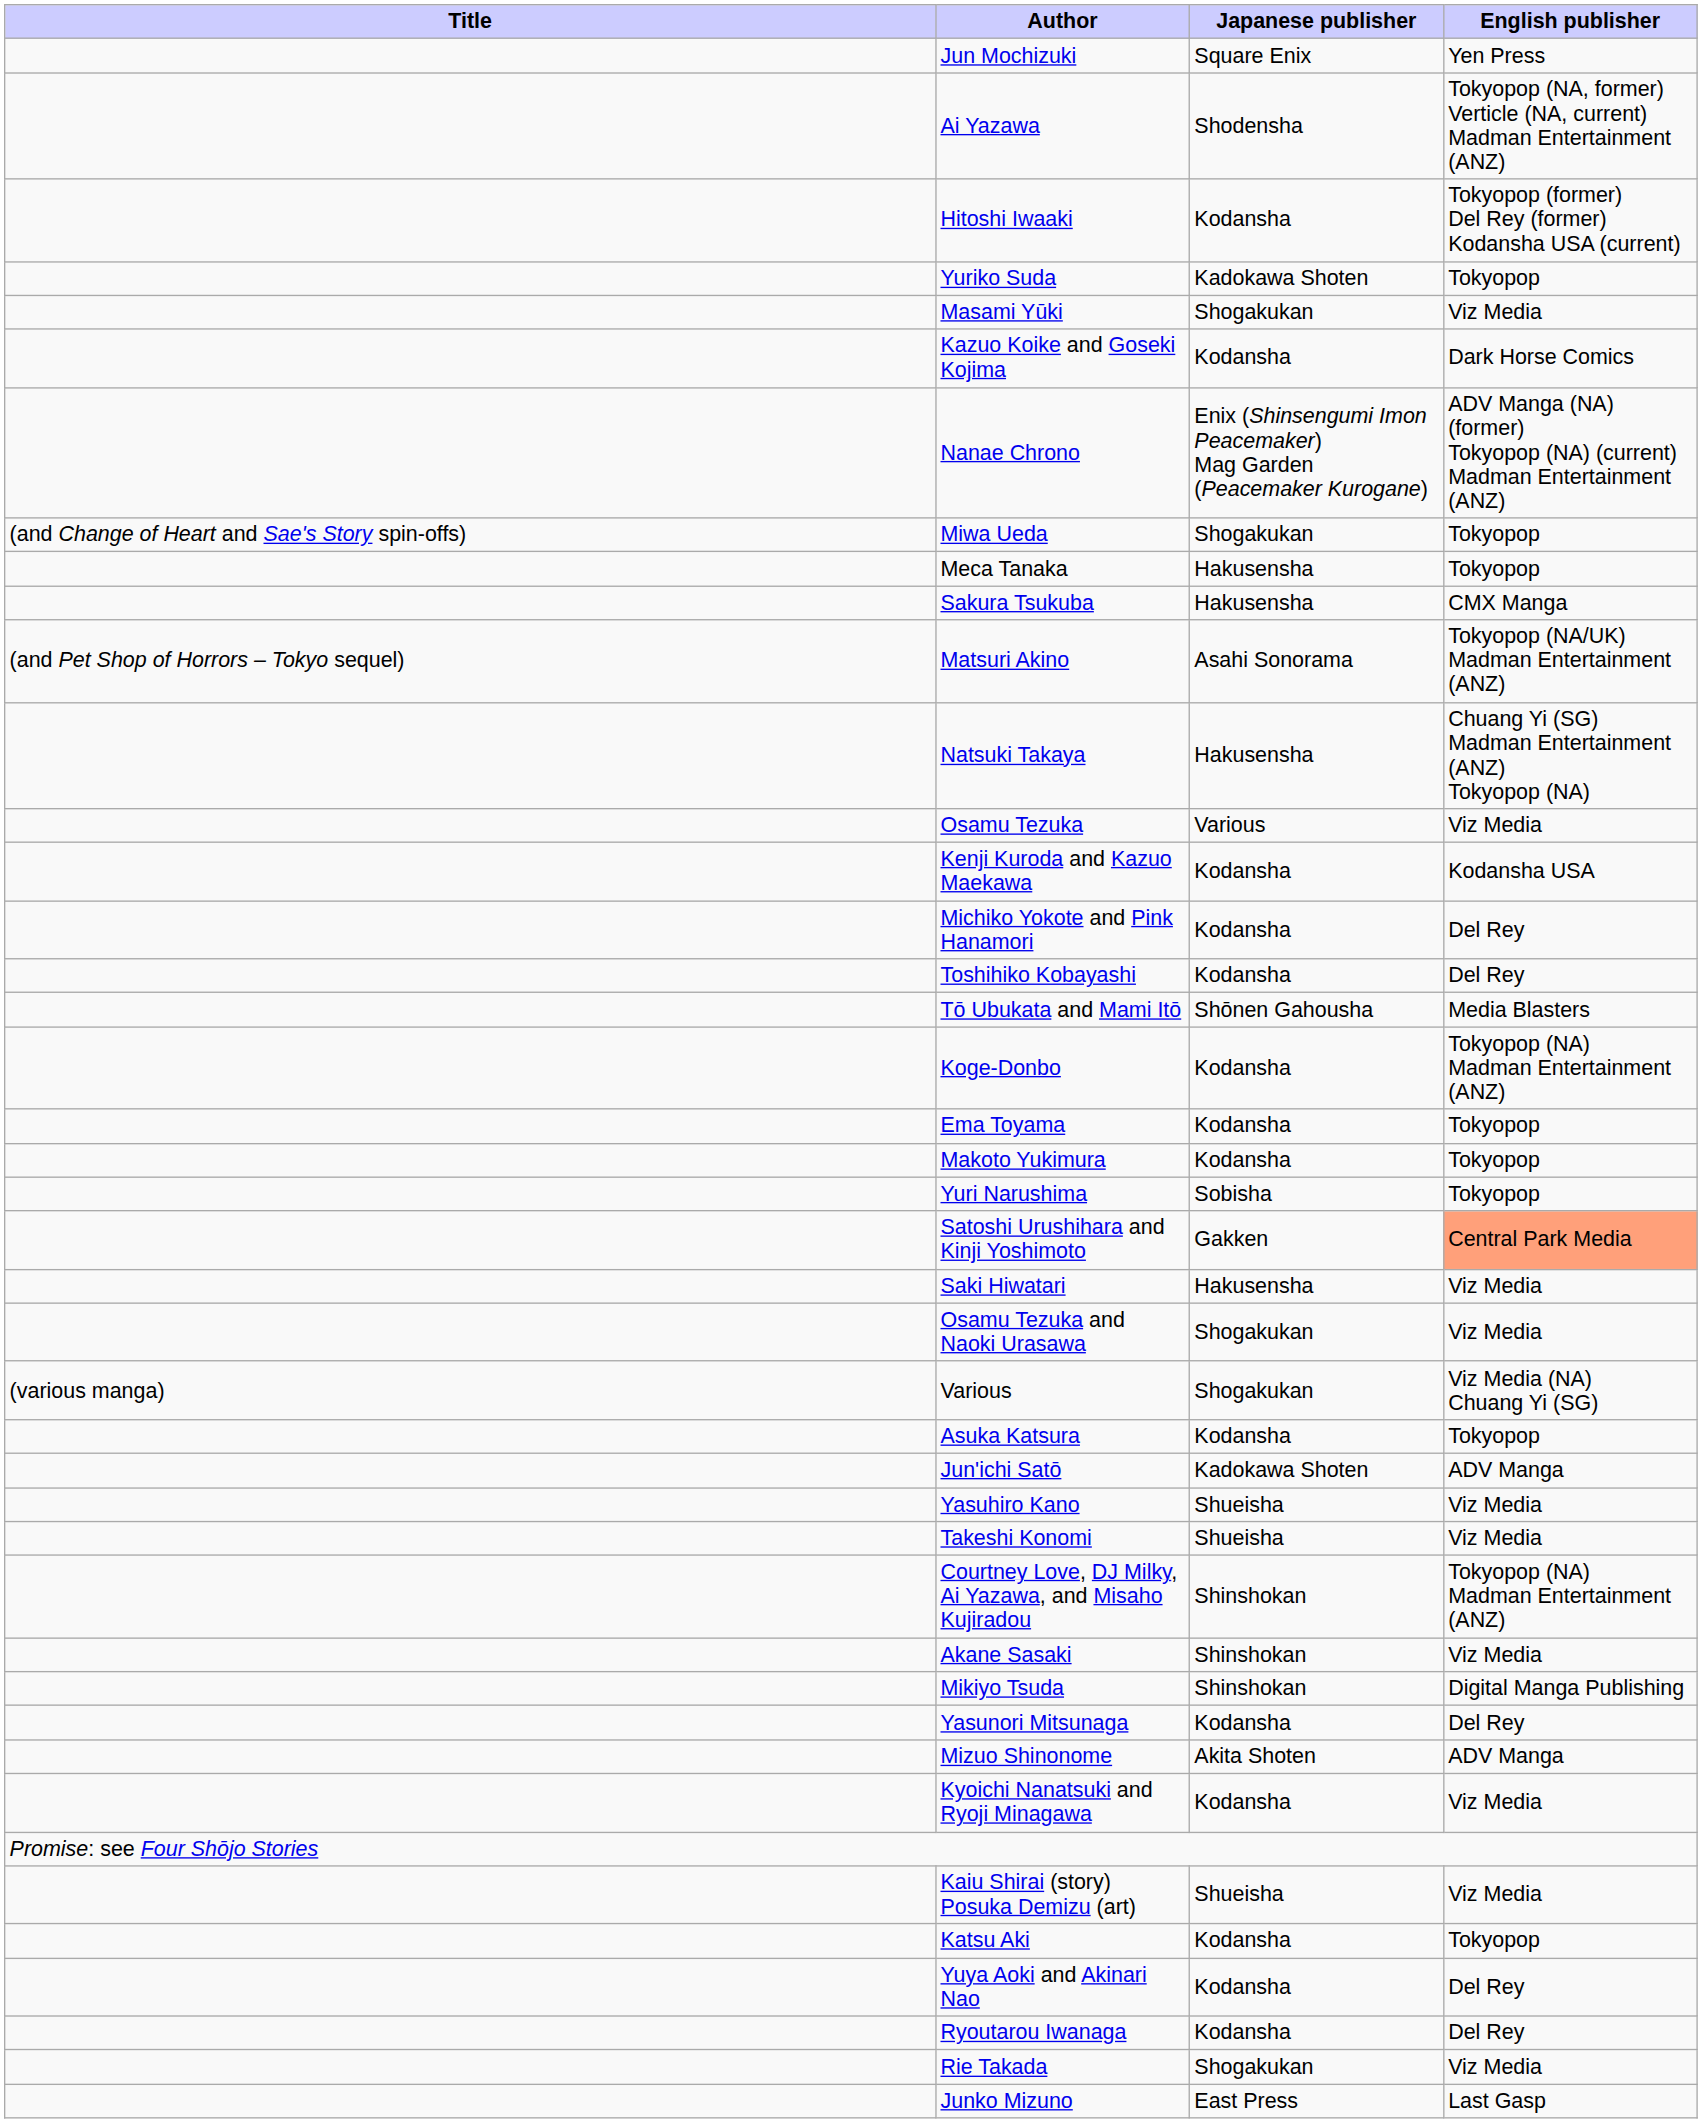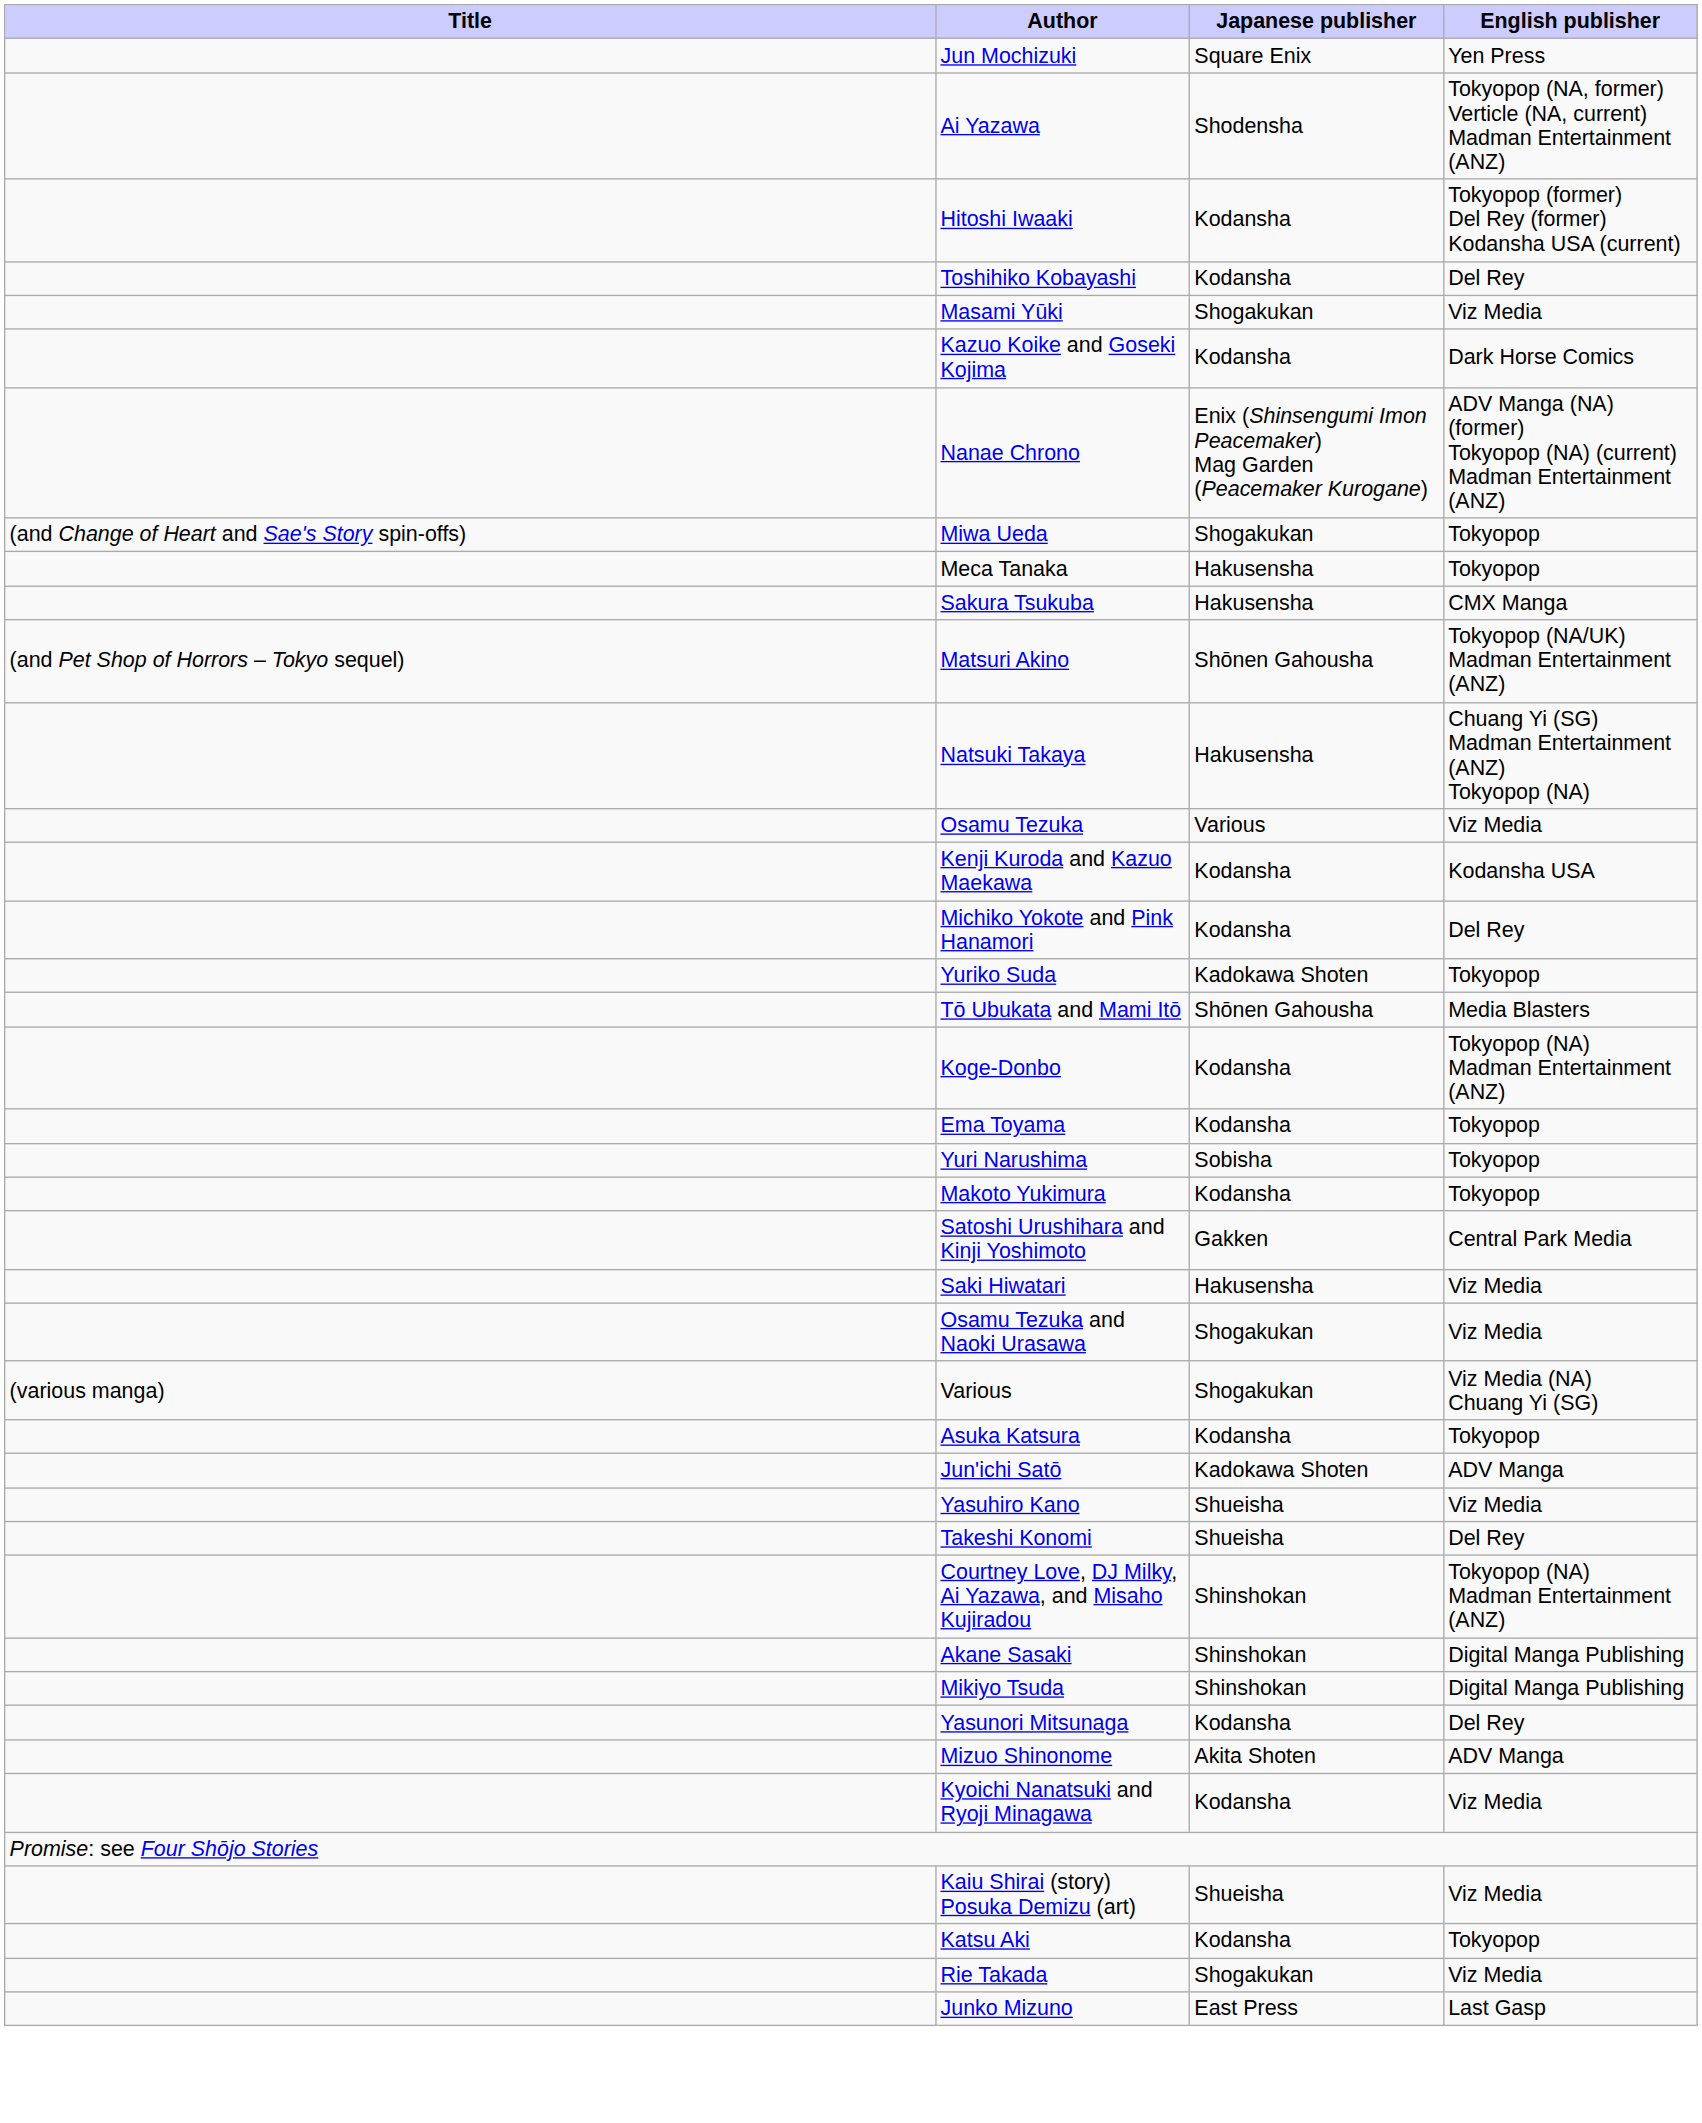rows swapped: (1038, 975) <-> (998, 278)
(1274, 660) Asahi Sonorama -> (1284, 660) Shōnen Gahousha
rows swapped: (1014, 1193) <-> (1023, 1159)
(1540, 1239) lightsalmon background -> (1540, 1239) no background
(1495, 1538) Viz Media -> (1486, 1538) Del Rey
(1495, 1654) Viz Media -> (1566, 1654) Digital Manga Publishing
- row: (1044, 1986)
- row: (1033, 2032)
